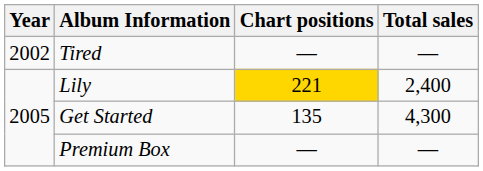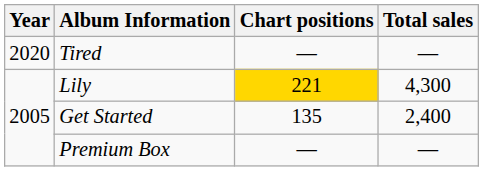(30, 52) 2002 -> (30, 52) 2020
(428, 85) 2,400 -> (428, 85) 4,300
(428, 117) 4,300 -> (428, 117) 2,400
